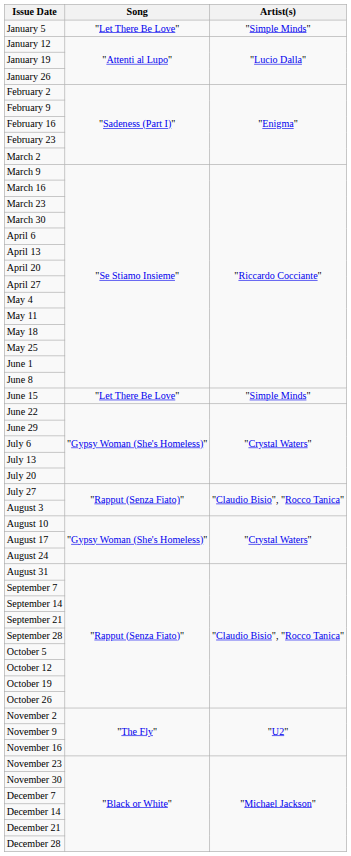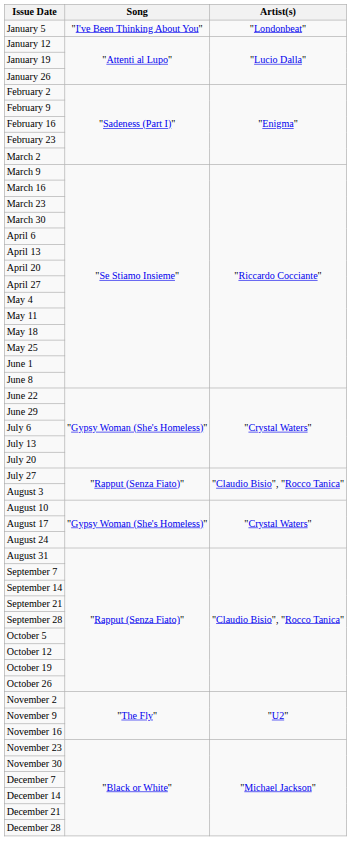(137, 28) "Let There Be Love" -> (137, 28) "I've Been Thinking About You"
(278, 28) "Simple Minds" -> (278, 28) "Londonbeat"
- row: (22, 396)
